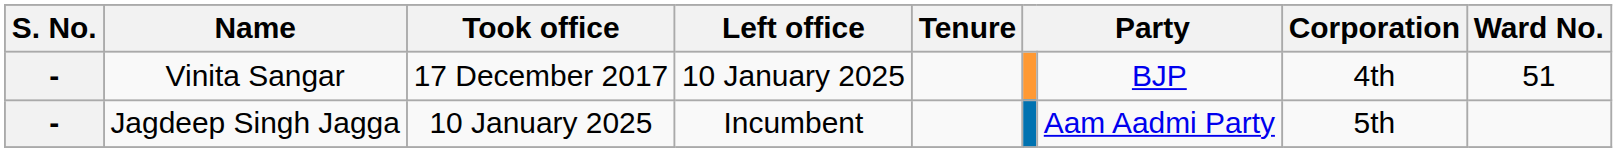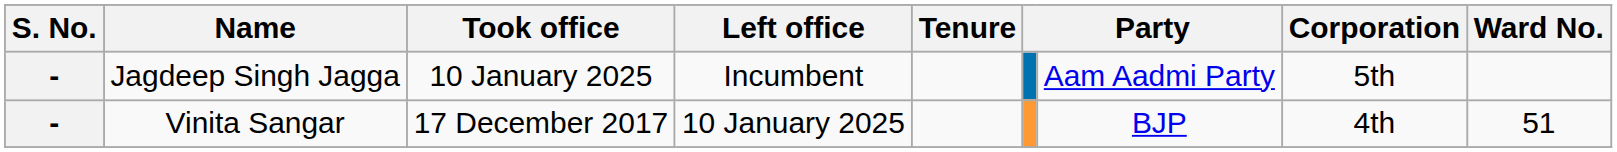rows swapped: (255, 75) <-> (255, 123)
